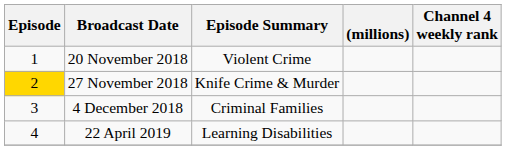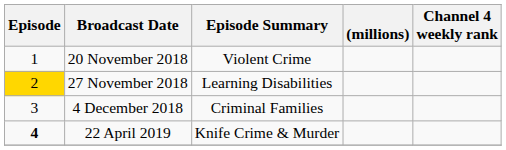(267, 83) Knife Crime & Murder -> (267, 83) Learning Disabilities
(34, 132) normal -> (34, 132) bold
(267, 132) Learning Disabilities -> (267, 132) Knife Crime & Murder
